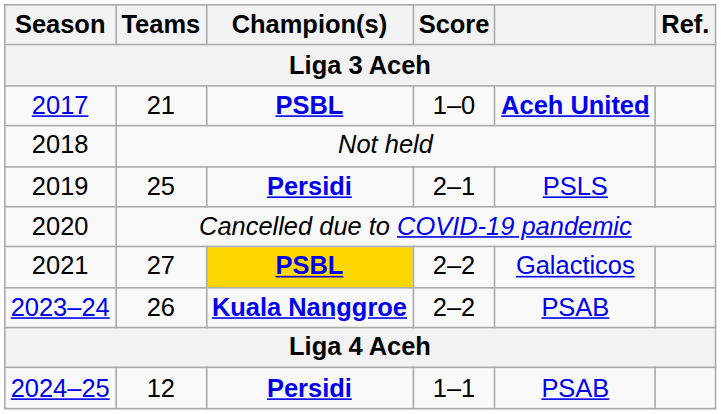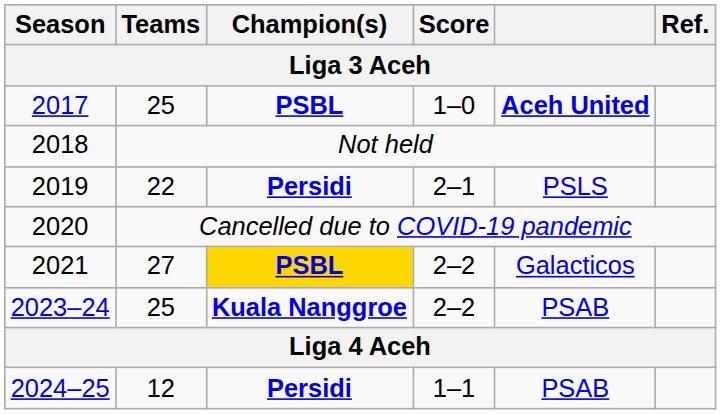(161, 105) 21 -> (161, 105) 25
(161, 186) 25 -> (161, 186) 22
(161, 307) 26 -> (161, 307) 25
